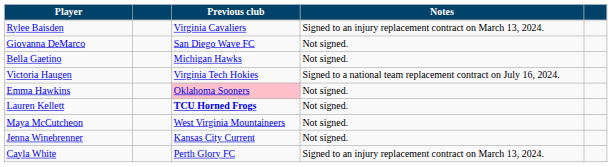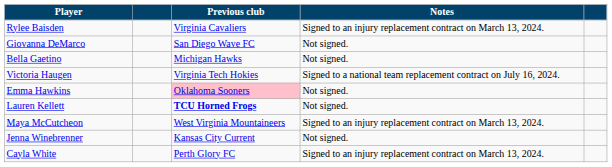(325, 122) Not signed. -> (423, 122) Signed to an injury replacement contract on March 13, 2024.
